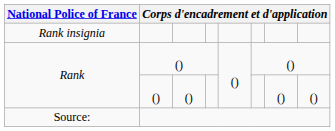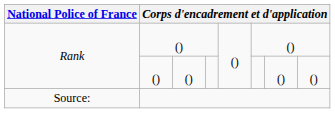- row: (72, 33)
